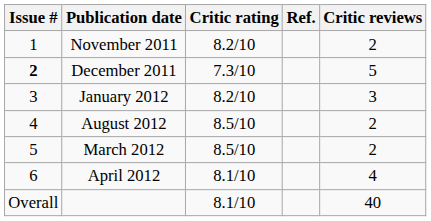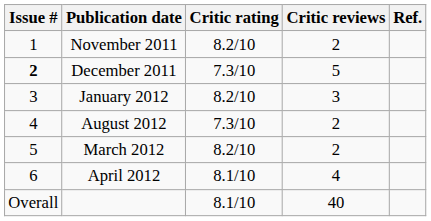columns swapped: (373, 17) <-> (301, 17)
(234, 123) 8.5/10 -> (234, 123) 7.3/10
(234, 149) 8.5/10 -> (234, 149) 8.2/10
